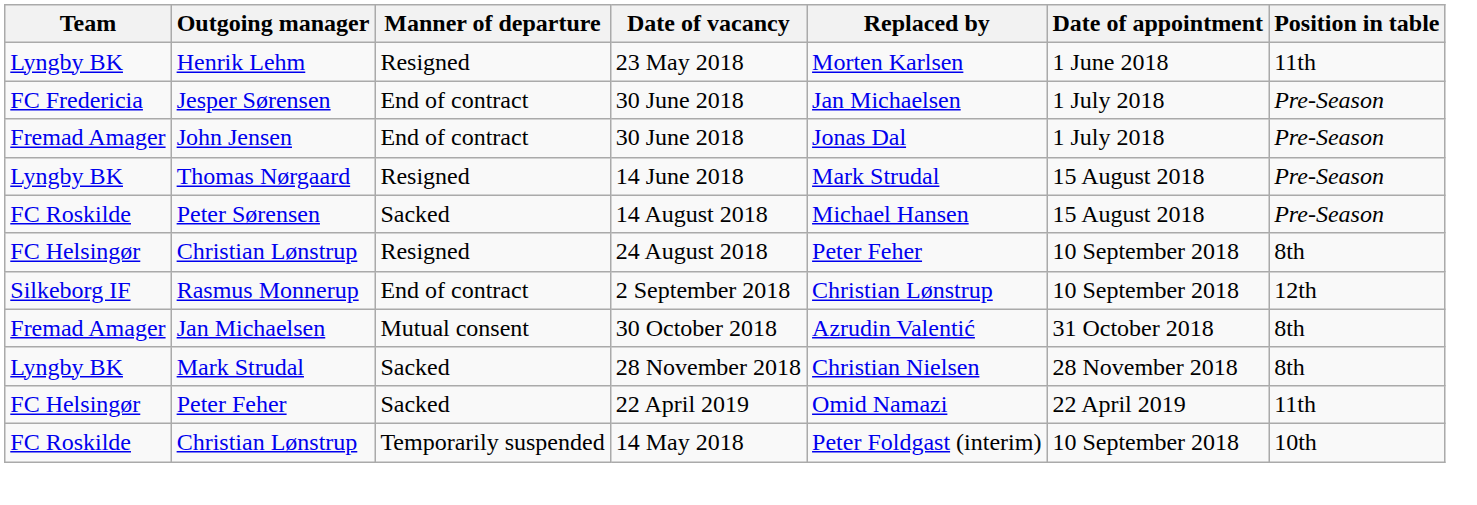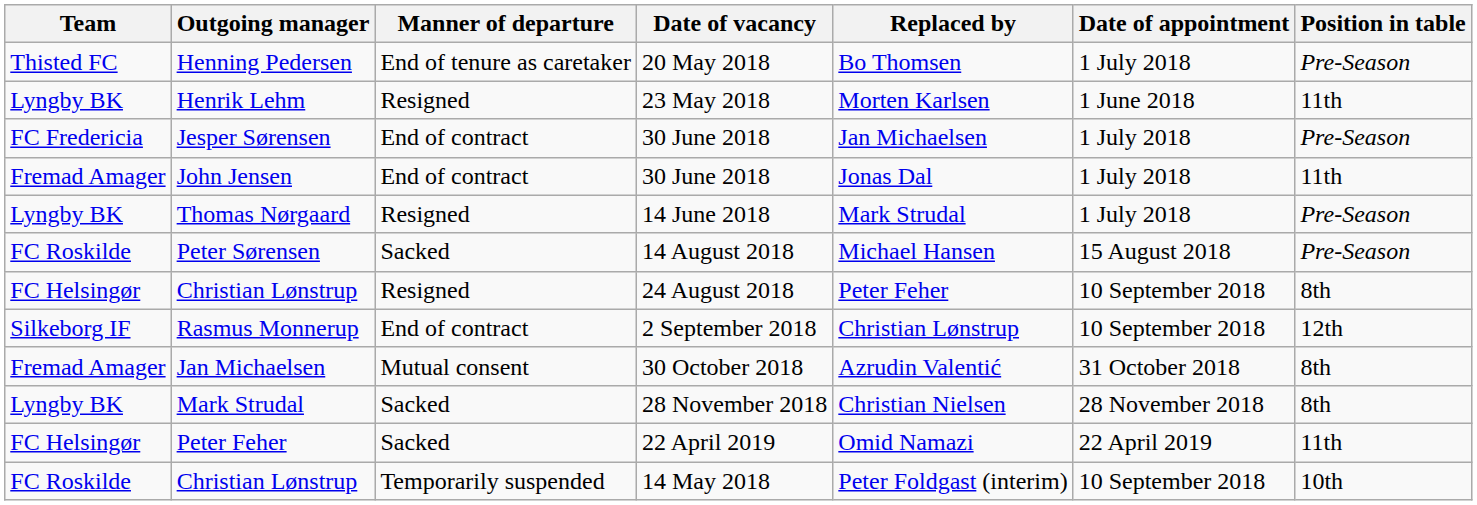+ row: (264, 61)
(1329, 137) Pre-Season -> (1321, 175) 11th
(1128, 175) 15 August 2018 -> (1135, 213) 1 July 2018
